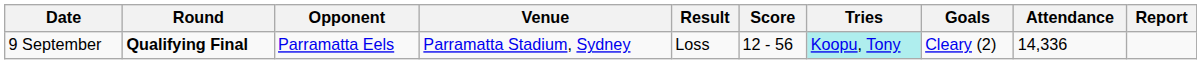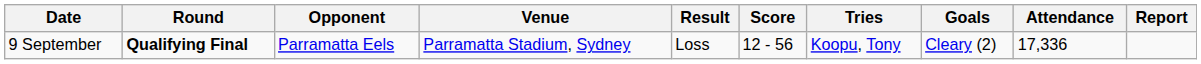(856, 45) paleturquoise background -> (856, 45) no background
(1042, 45) 14,336 -> (1042, 45) 17,336
